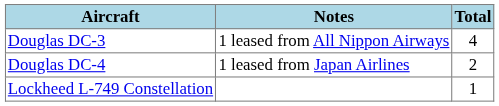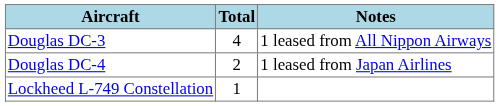columns swapped: (473, 16) <-> (334, 16)
